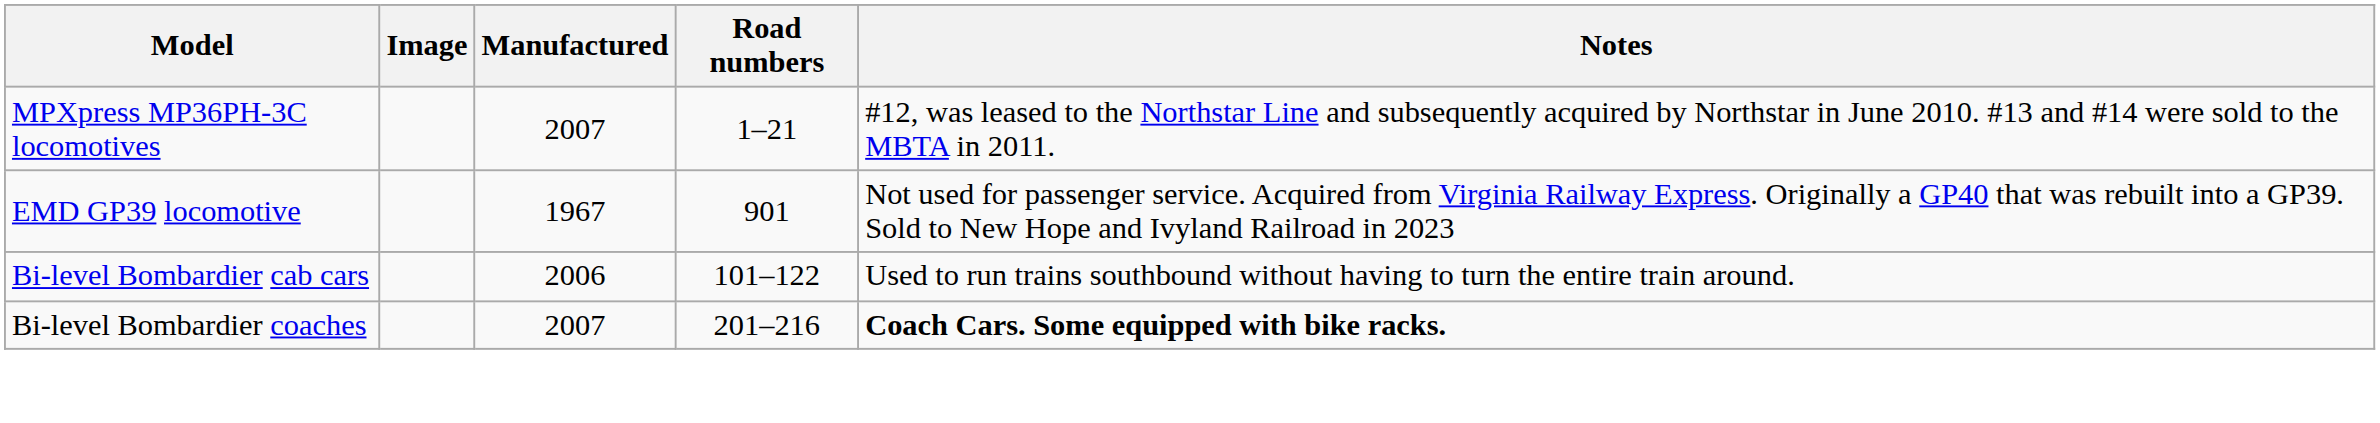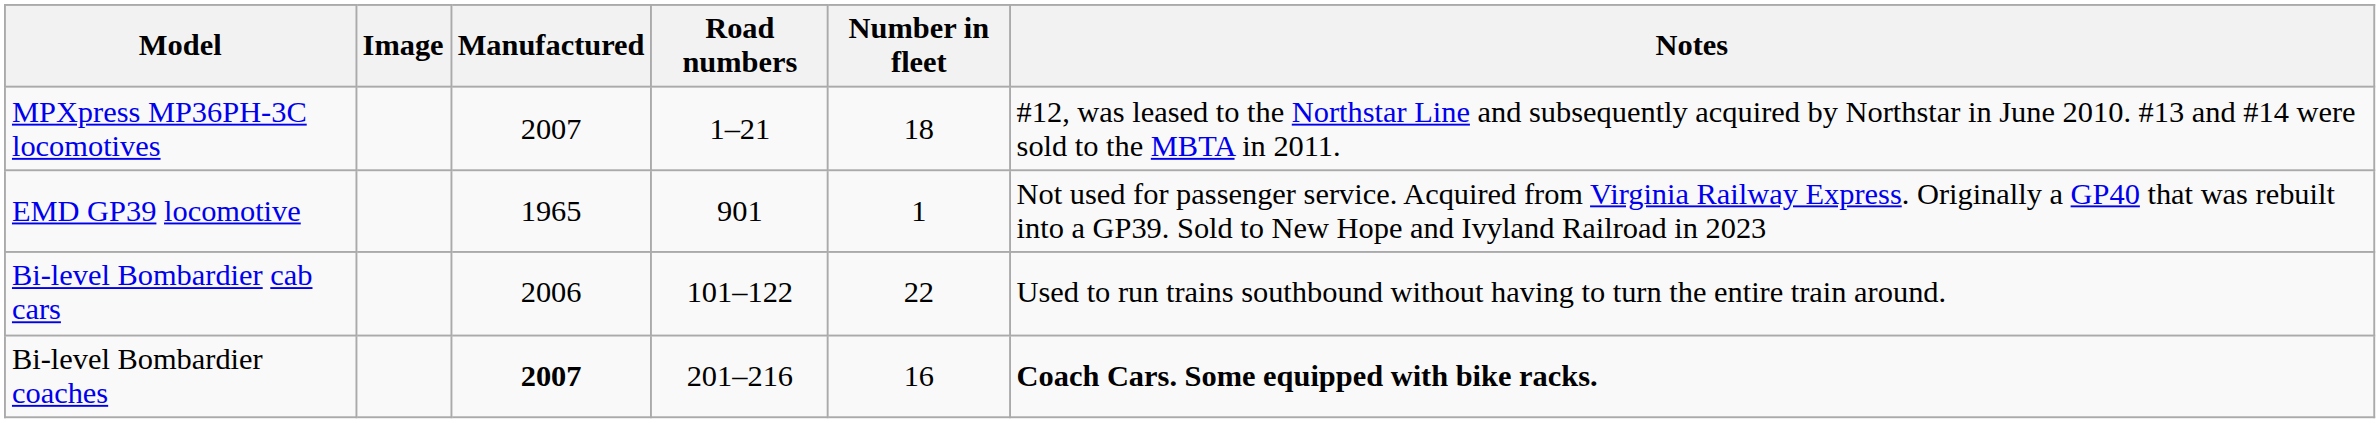+ column: (919, 45)
(575, 210) 1967 -> (551, 210) 1965
(575, 324) normal -> (551, 375) bold
